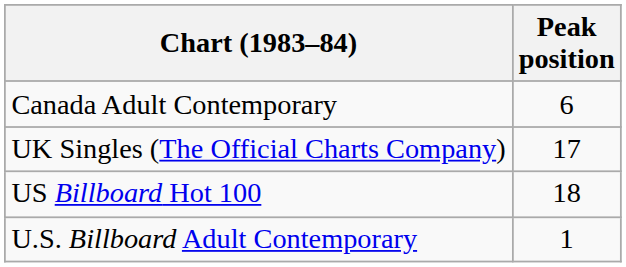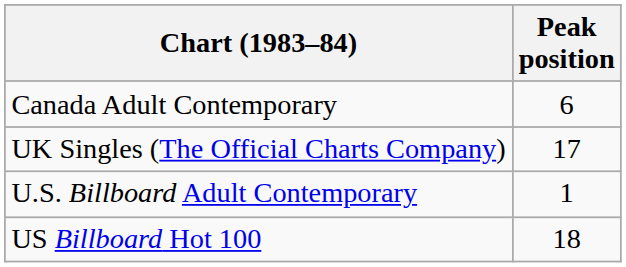rows swapped: (214, 238) <-> (136, 193)
